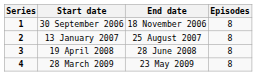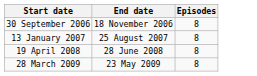- column: (21, 11)
